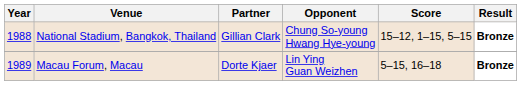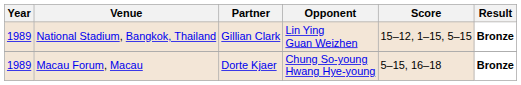(19, 37) 1988 -> (19, 37) 1989
(330, 37) Chung So-young Hwang Hye-young -> (321, 37) Lin Ying Guan Weizhen
(321, 66) Lin Ying Guan Weizhen -> (330, 66) Chung So-young Hwang Hye-young
